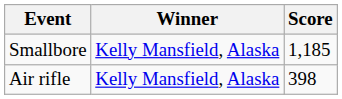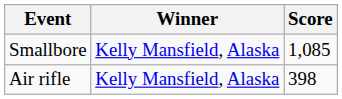(309, 49) 1,185 -> (309, 49) 1,085
